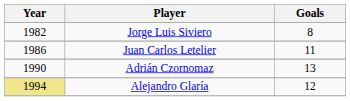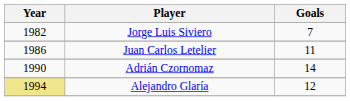(310, 31) 8 -> (310, 31) 7
(310, 68) 13 -> (310, 68) 14
